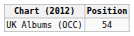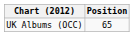(107, 25) 54 -> (107, 25) 65
